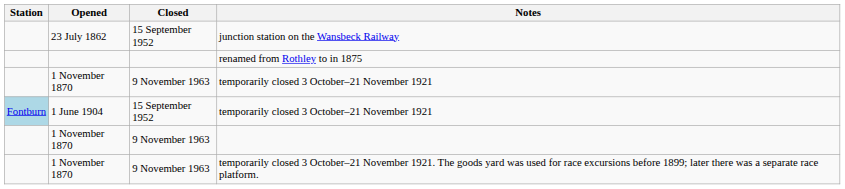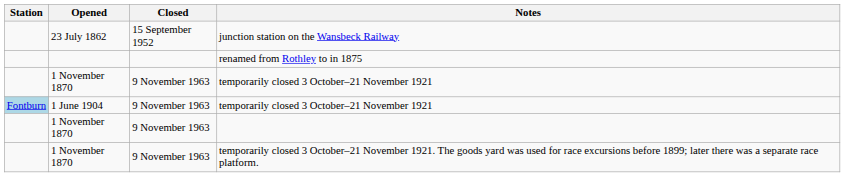(162, 111) 15 September 1952 -> (171, 105) 9 November 1963
